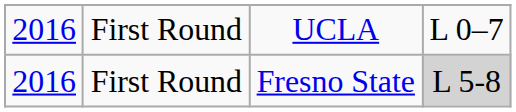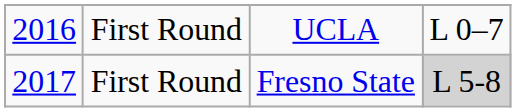(44, 80) 2016 -> (44, 80) 2017
